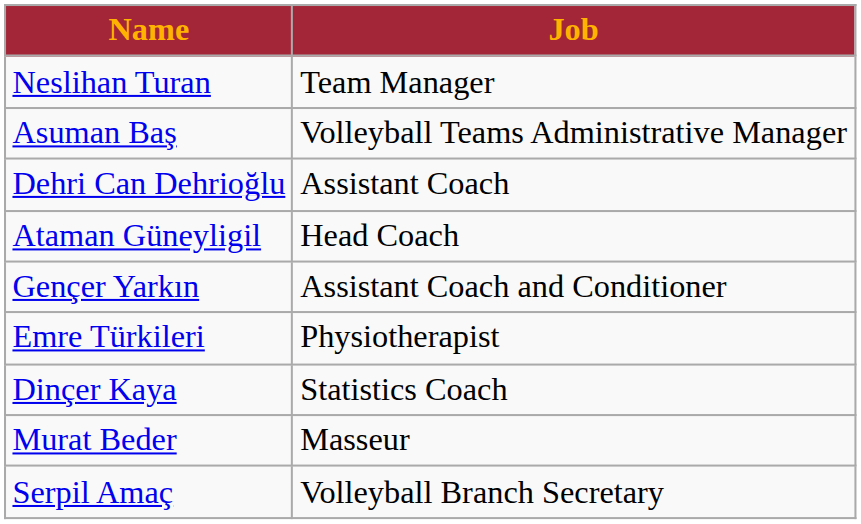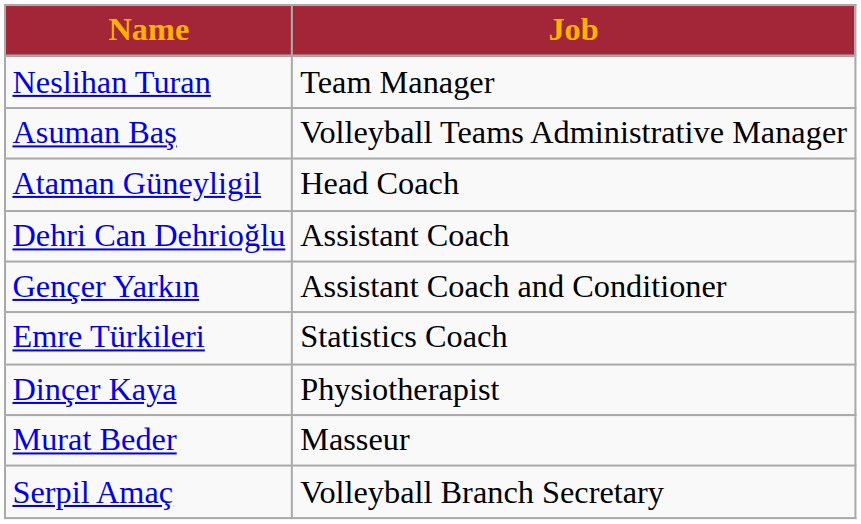rows swapped: (137, 235) <-> (149, 183)
(400, 337) Physiotherapist -> (404, 337) Statistics Coach
(404, 388) Statistics Coach -> (400, 388) Physiotherapist
